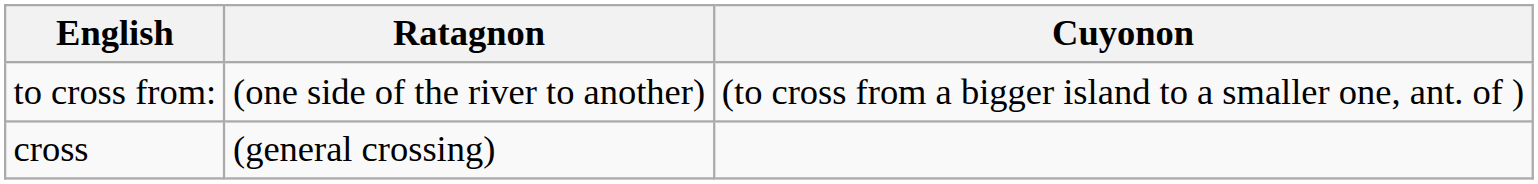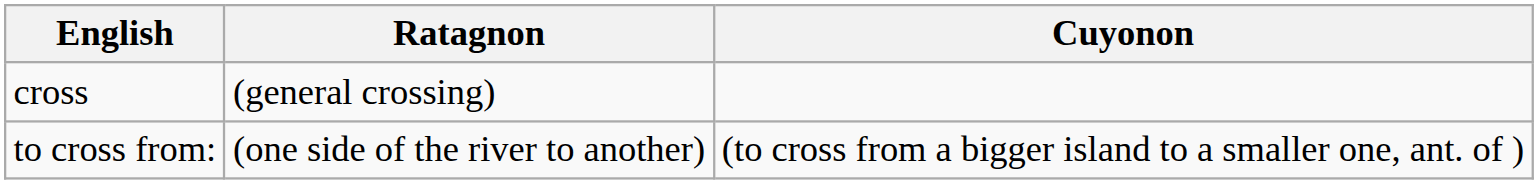rows swapped: (115, 91) <-> (51, 149)
